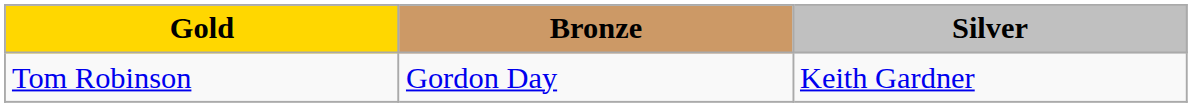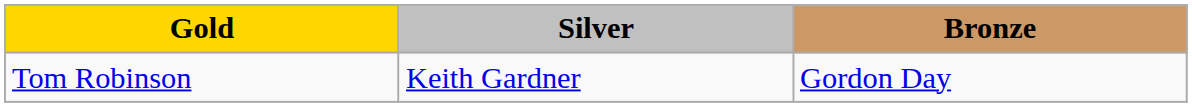columns swapped: (990, 28) <-> (596, 28)
